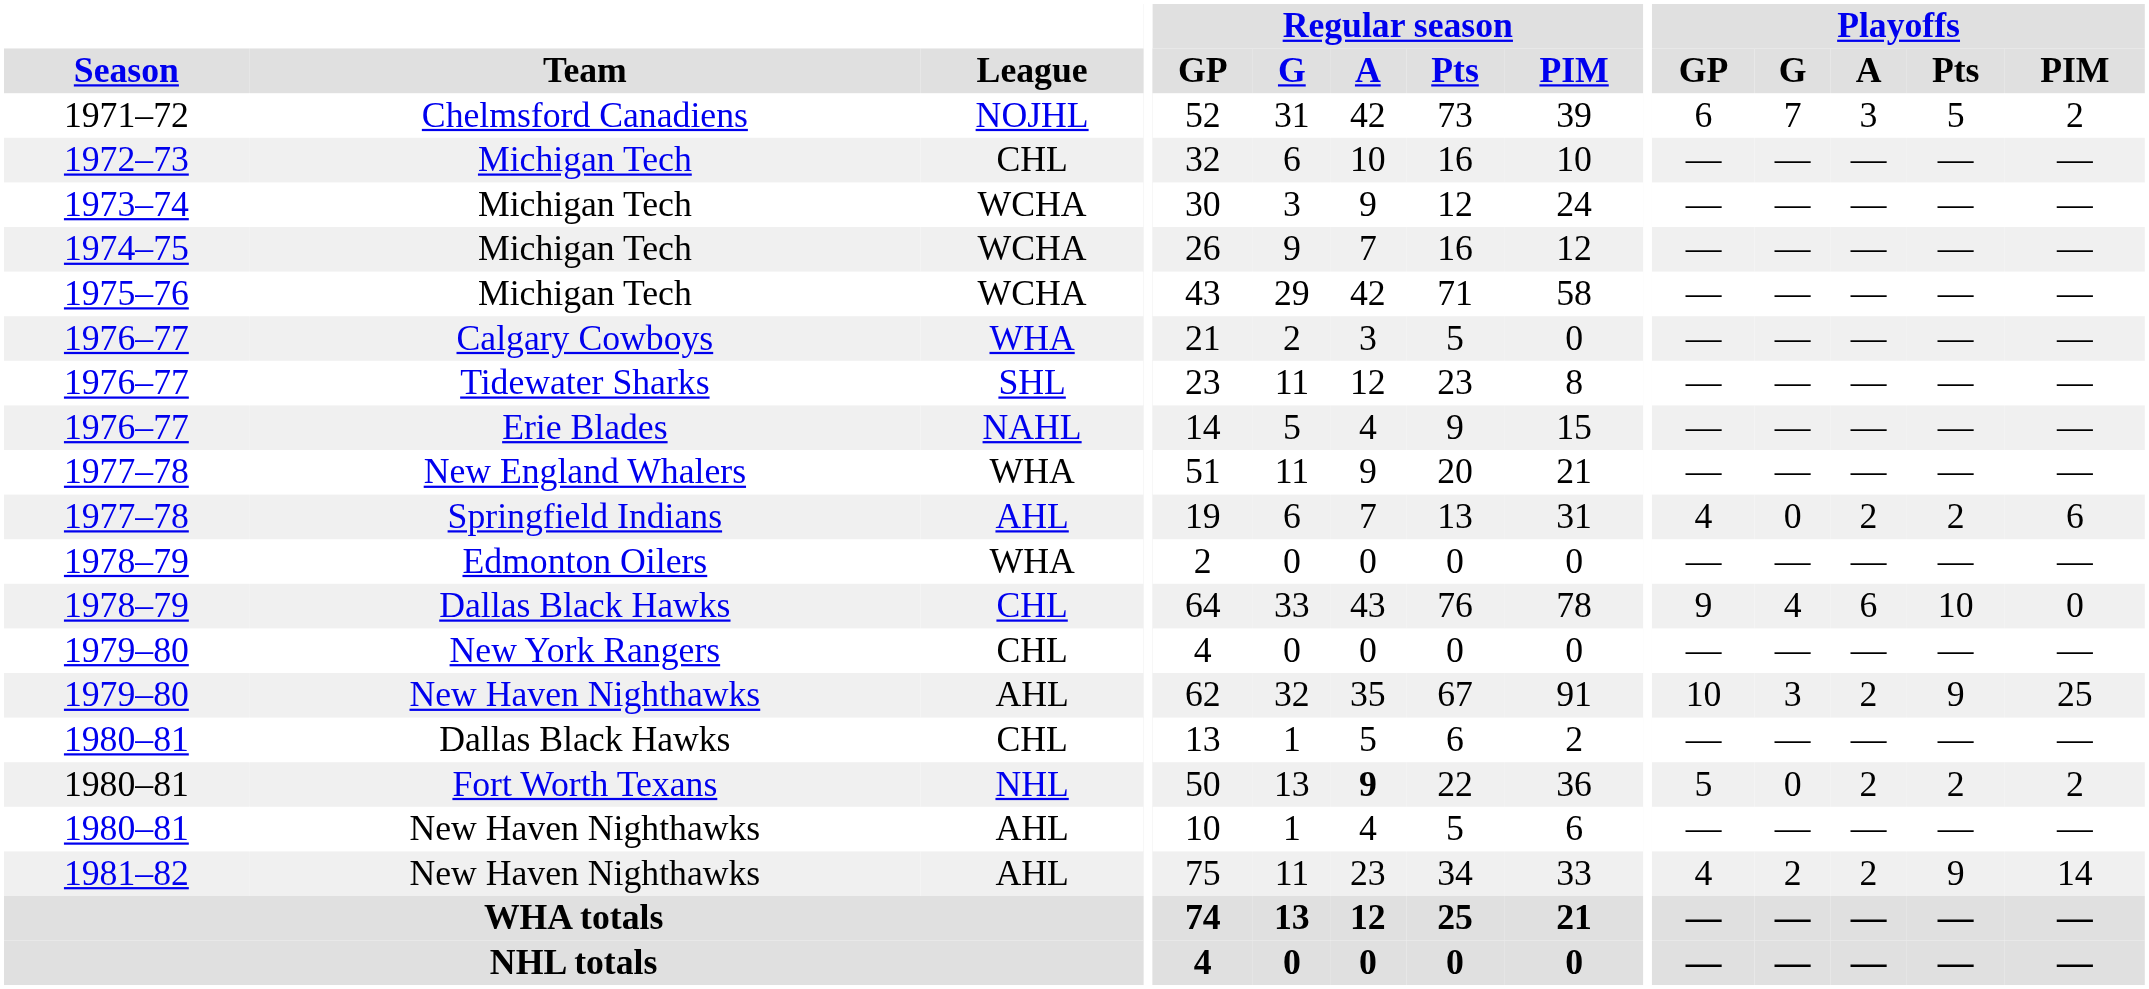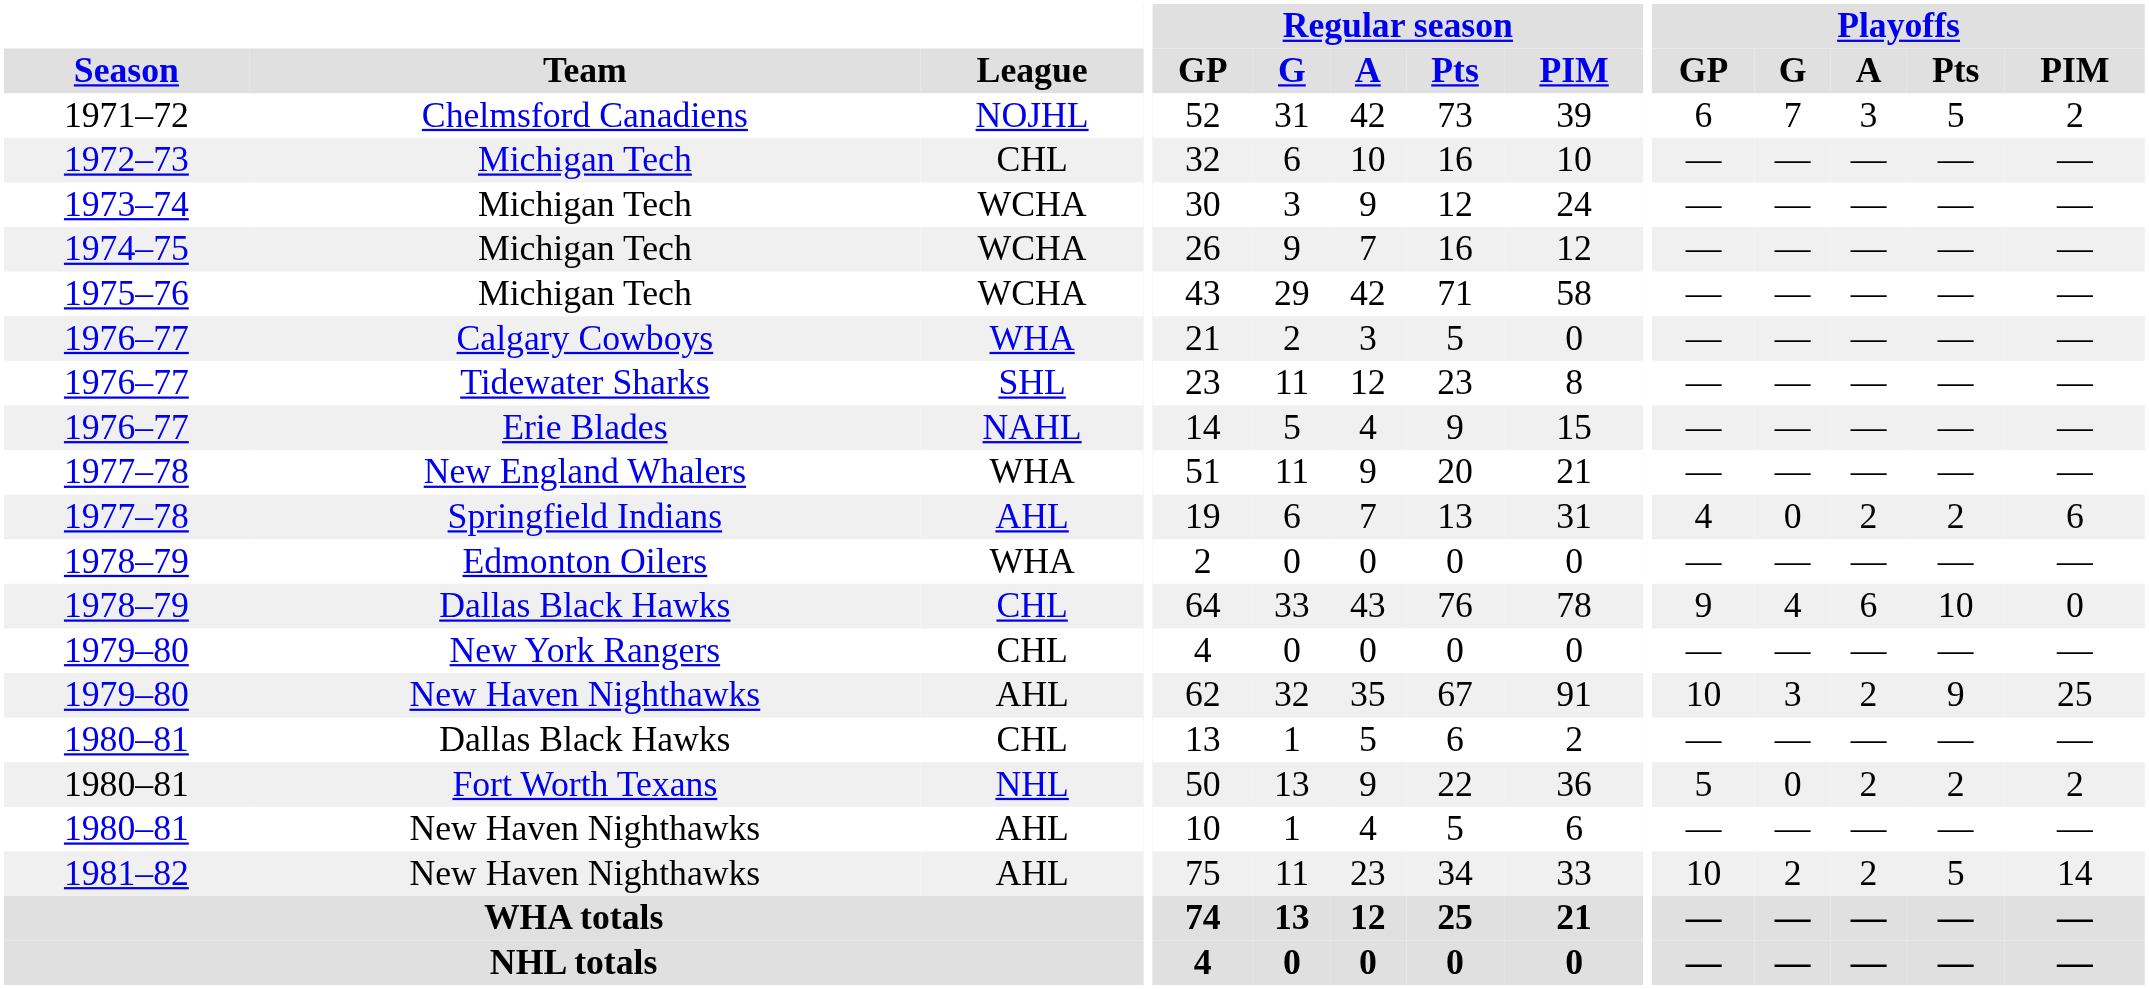(1368, 783) bold -> (1368, 783) normal
(1703, 873) 4 -> (1703, 873) 10
(1956, 873) 9 -> (1956, 873) 5
